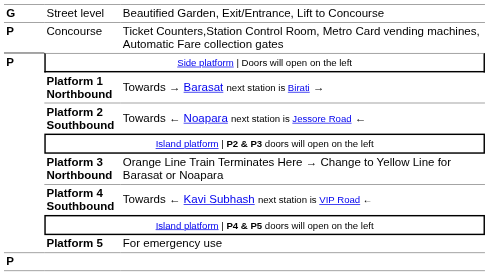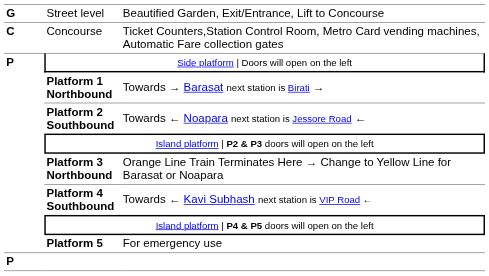(10, 31) P -> (10, 31) C
